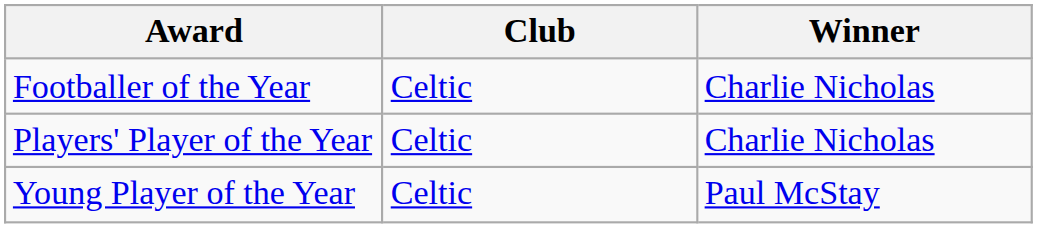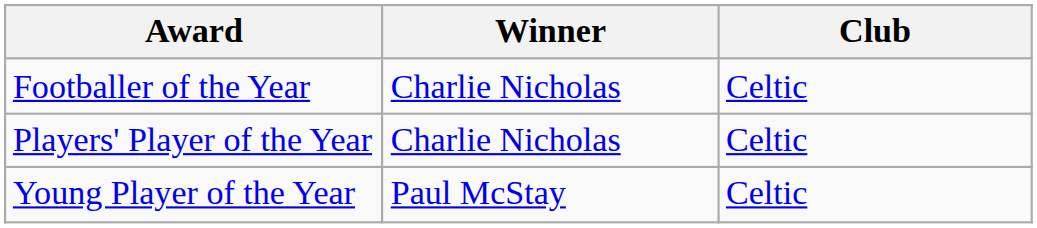columns swapped: (864, 31) <-> (540, 31)
